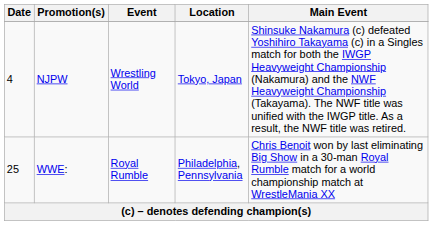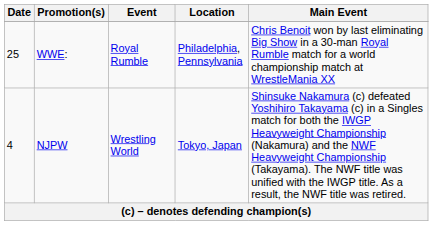rows swapped: (52, 79) <-> (52, 170)
